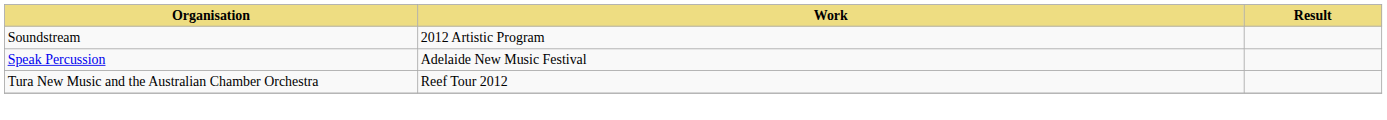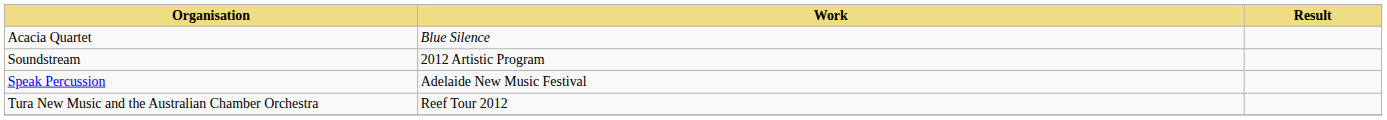+ row: (50, 37)
